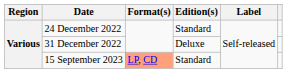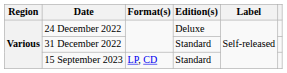(193, 28) Standard -> (190, 28) Deluxe
(190, 44) Deluxe -> (193, 44) Standard
(142, 60) lightsalmon background -> (142, 60) no background
